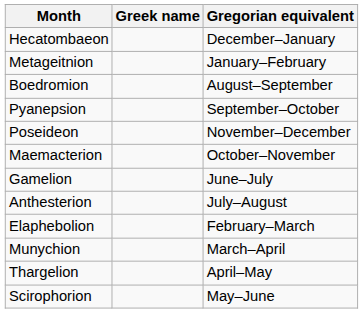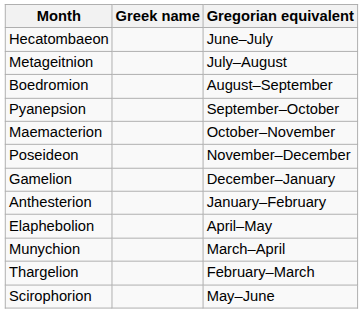(271, 39) December–January -> (240, 39) June–July
(266, 62) January–February -> (247, 62) July–August
rows swapped: (56, 156) <-> (44, 132)
(240, 179) June–July -> (271, 179) December–January
(247, 202) July–August -> (266, 202) January–February
(261, 226) February–March -> (239, 226) April–May
(239, 272) April–May -> (261, 272) February–March
